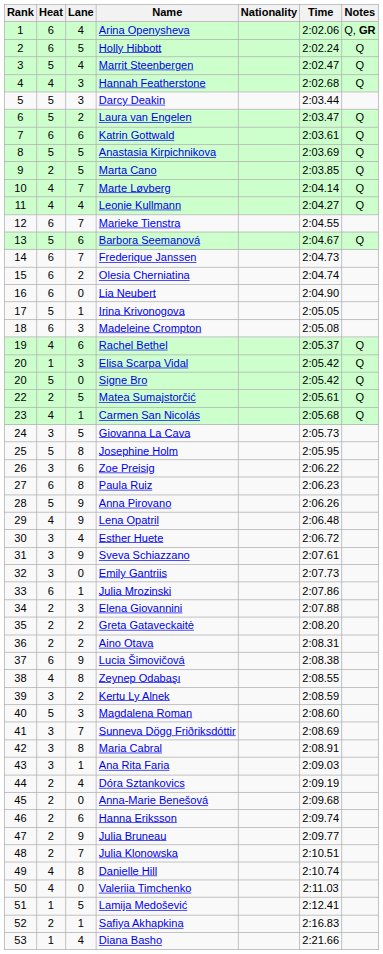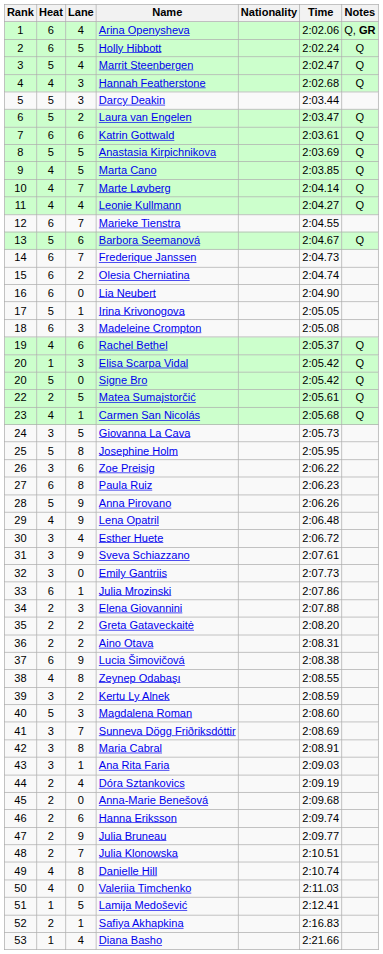(51, 170) 2 -> (51, 170) 4
